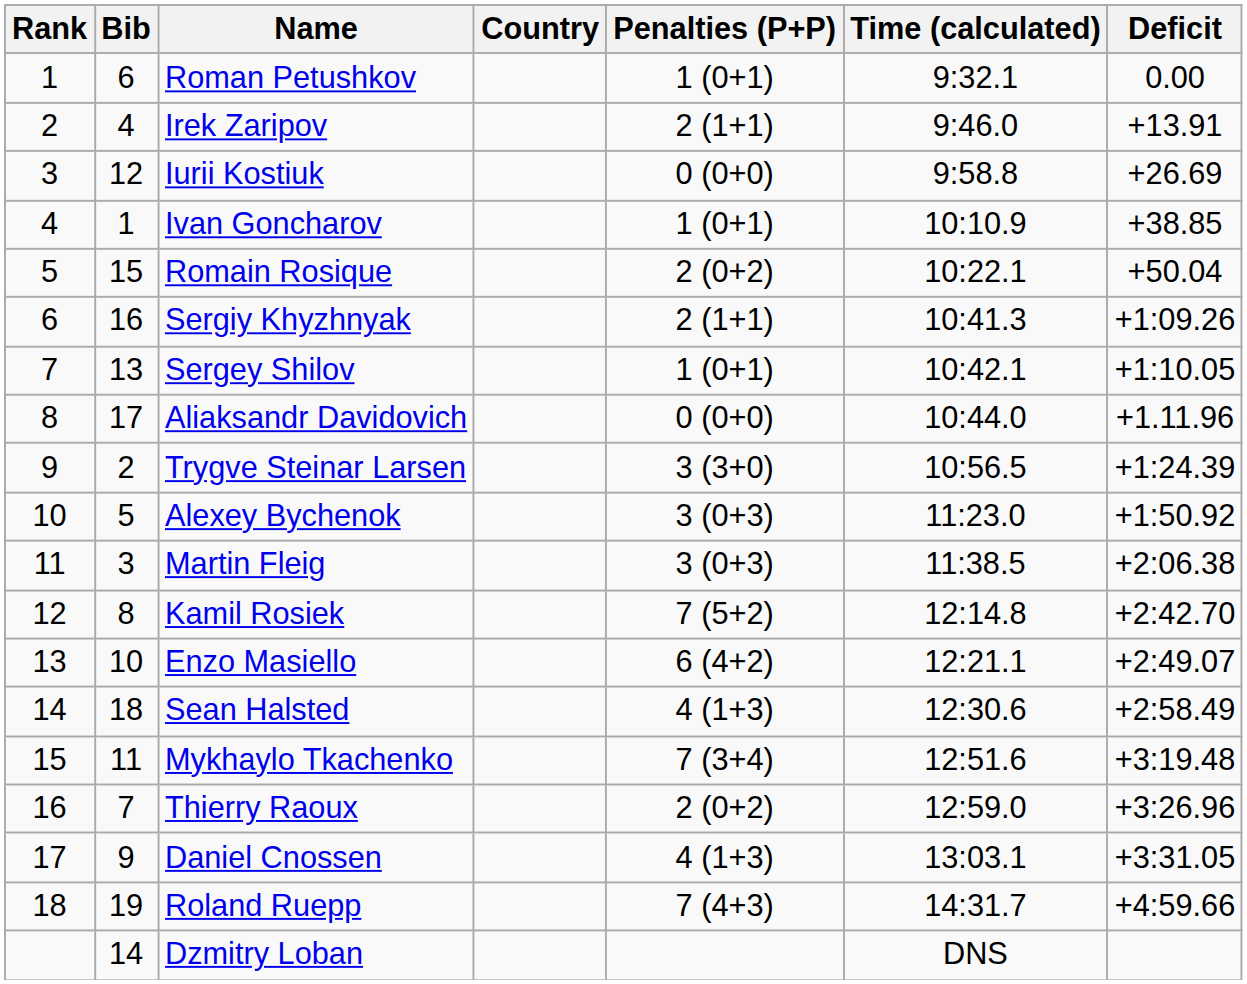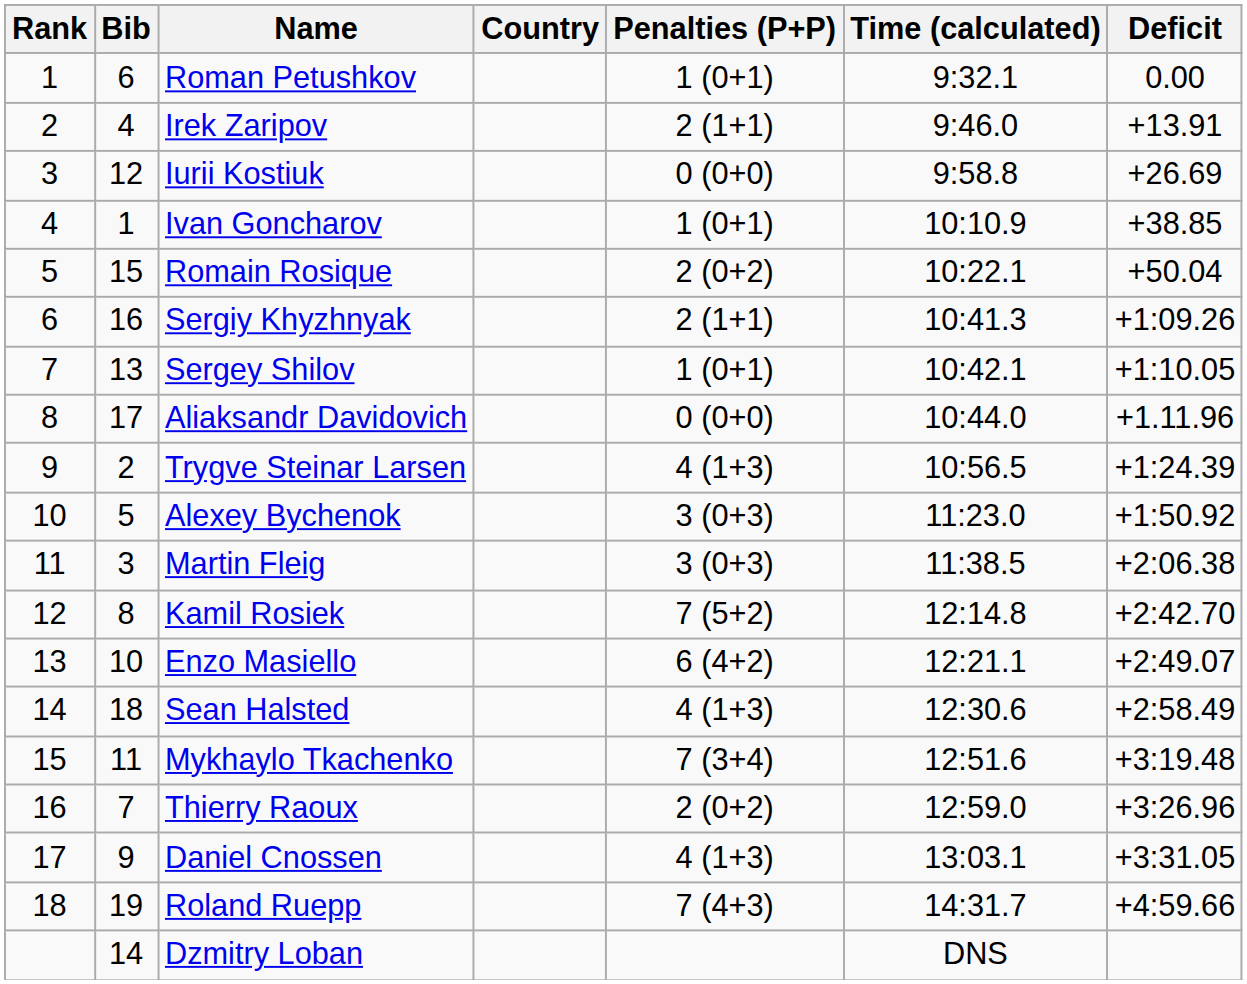(725, 467) 3 (3+0) -> (725, 467) 4 (1+3)
